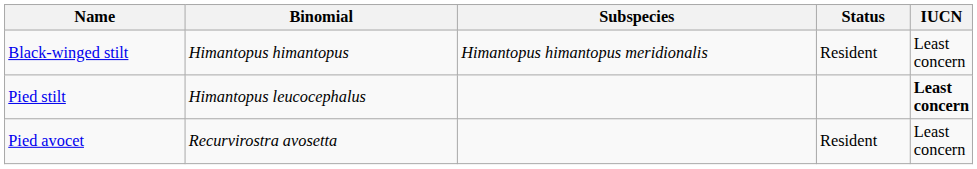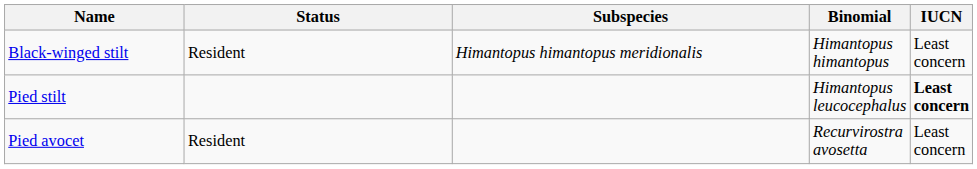columns swapped: (321, 17) <-> (863, 17)
